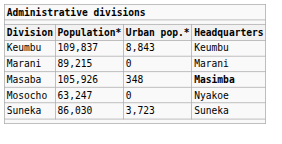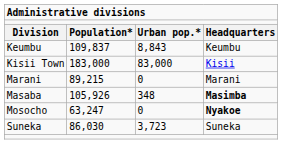+ row: (36, 64)
(212, 95) normal -> (223, 111) bold
